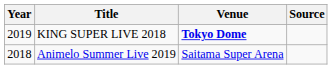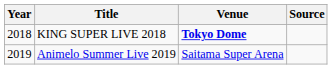(19, 34) 2019 -> (19, 34) 2018
(19, 54) 2018 -> (19, 54) 2019
